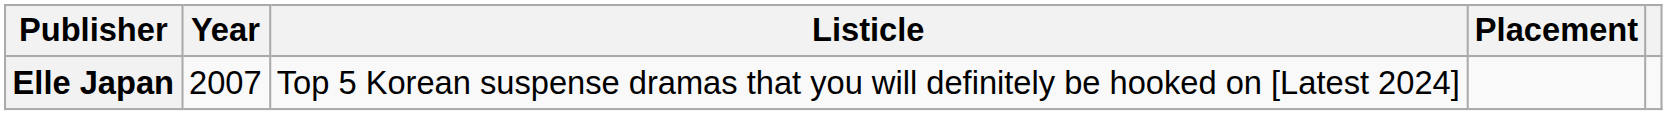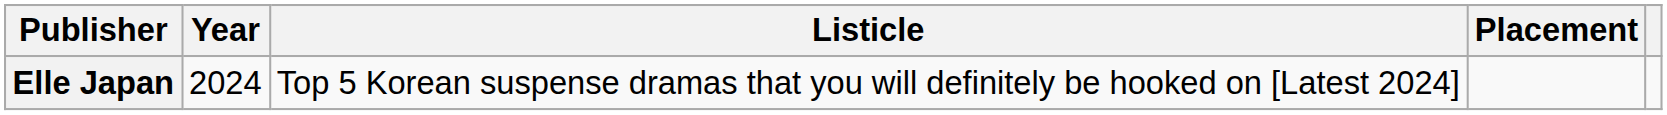(225, 82) 2007 -> (225, 82) 2024
